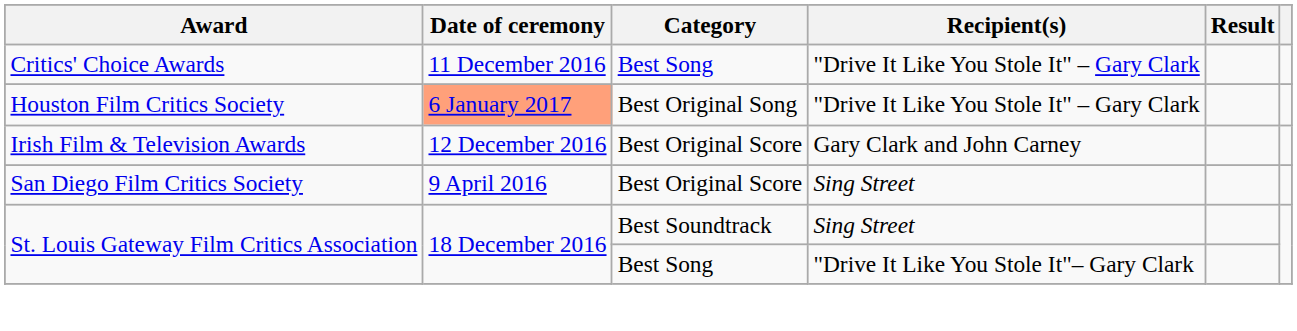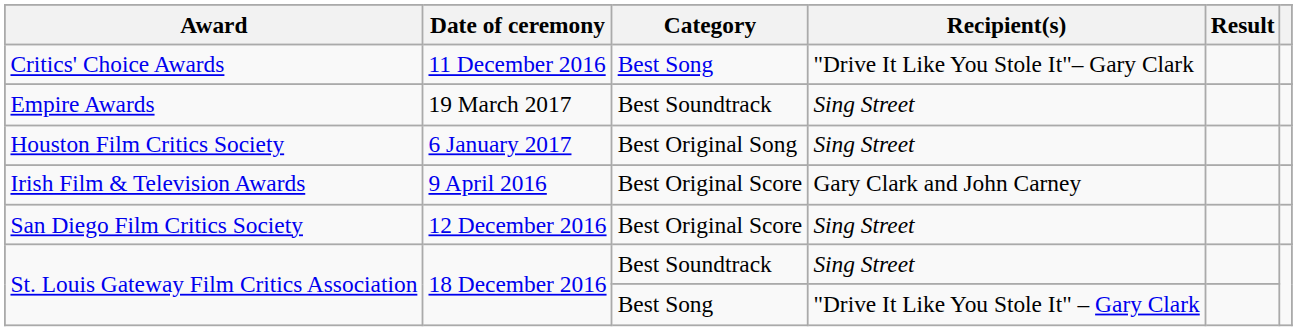(1007, 64) "Drive It Like You Stole It" – Gary Clark -> (1004, 64) "Drive It Like You Stole It"– Gary Clark
+ row: (83, 104)
(500, 104) lightsalmon background -> (500, 144) no background
(1007, 104) "Drive It Like You Stole It" – Gary Clark -> (864, 144) Sing Street
(518, 144) 12 December 2016 -> (488, 184) 9 April 2016
(488, 184) 9 April 2016 -> (518, 224) 12 December 2016
(1004, 264) "Drive It Like You Stole It"– Gary Clark -> (1007, 304) "Drive It Like You Stole It" – Gary Clark
